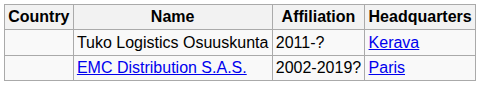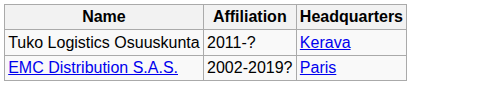- column: (39, 17)
